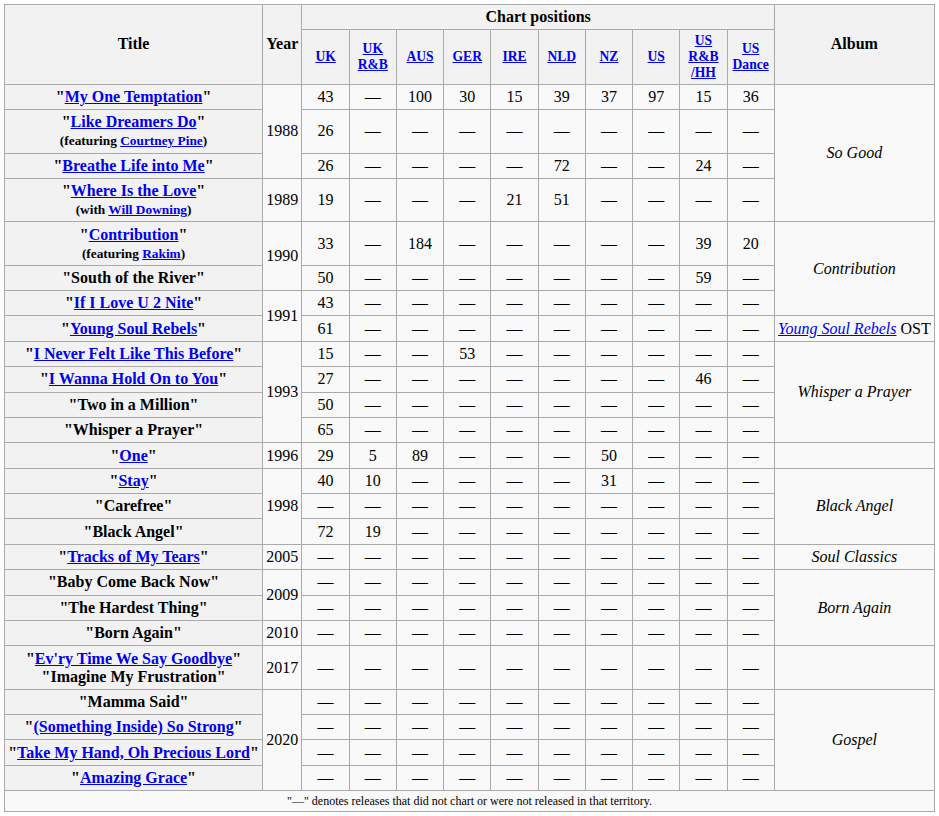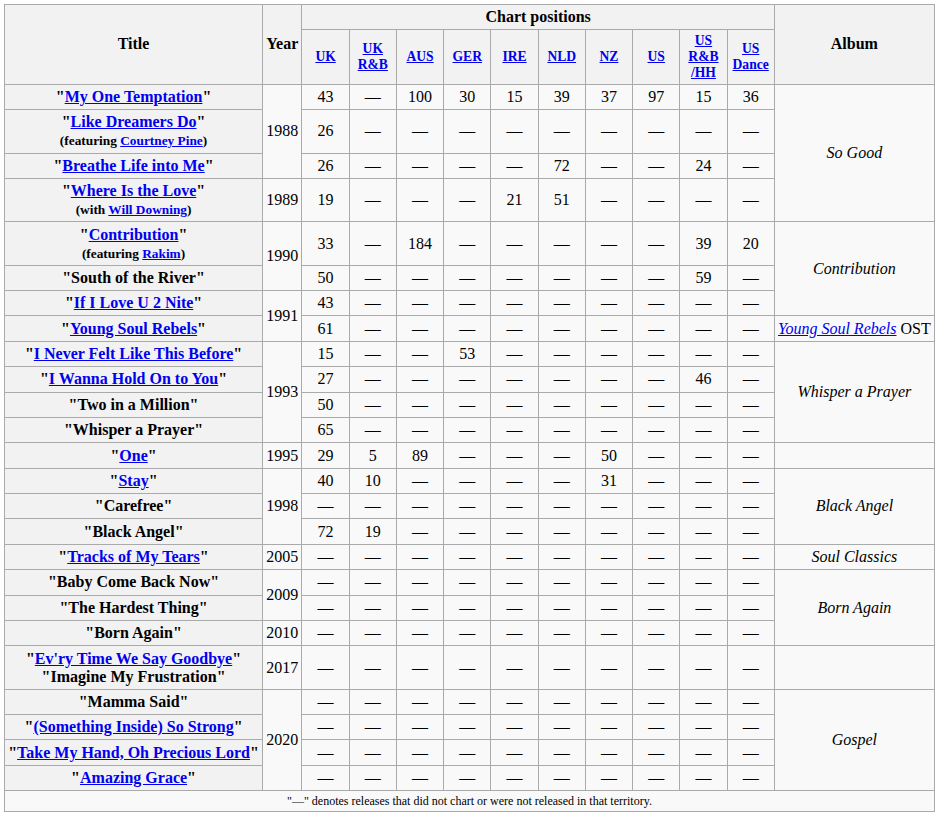(282, 455) 1996 -> (282, 455) 1995
